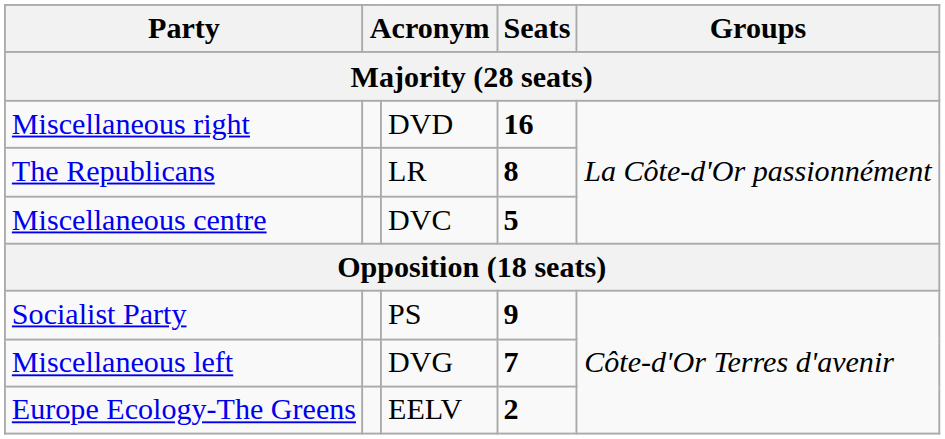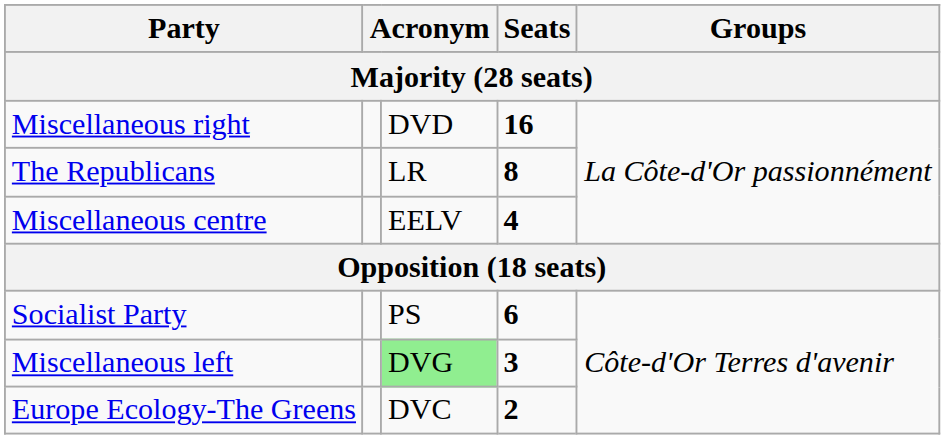(420, 219) DVC -> (425, 219) EELV
(511, 219) 5 -> (511, 219) 4
(511, 314) 9 -> (511, 314) 6
(421, 362) no background -> (421, 362) lightgreen background
(511, 362) 7 -> (511, 362) 3
(425, 409) EELV -> (420, 409) DVC
